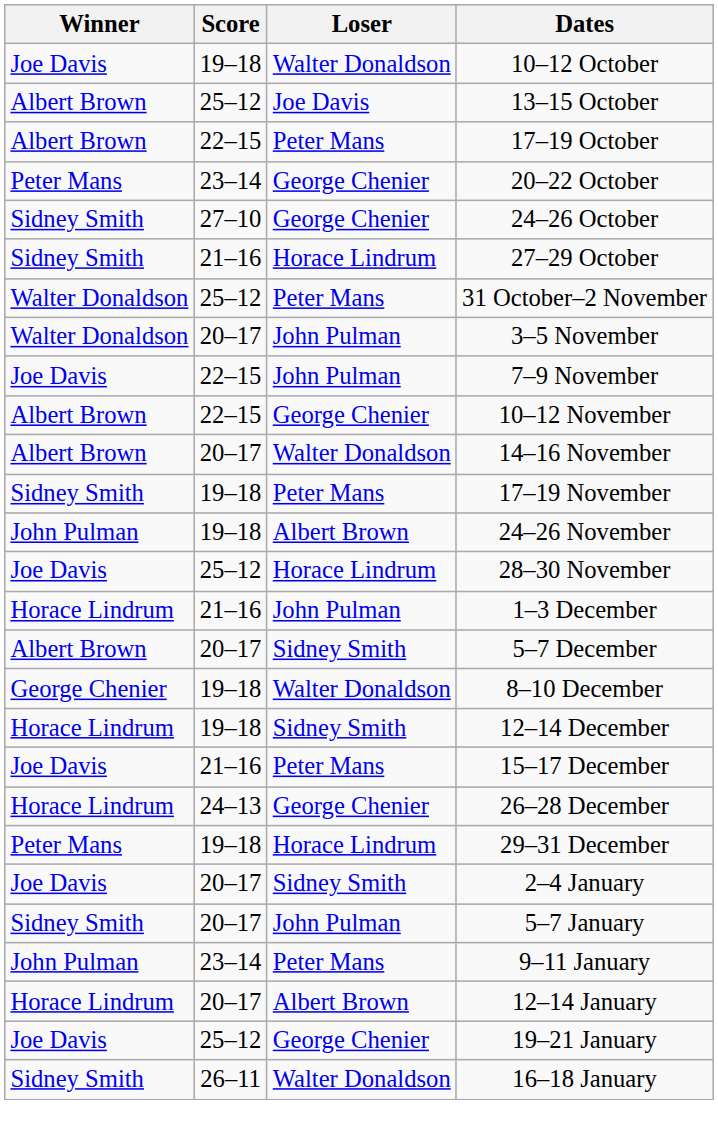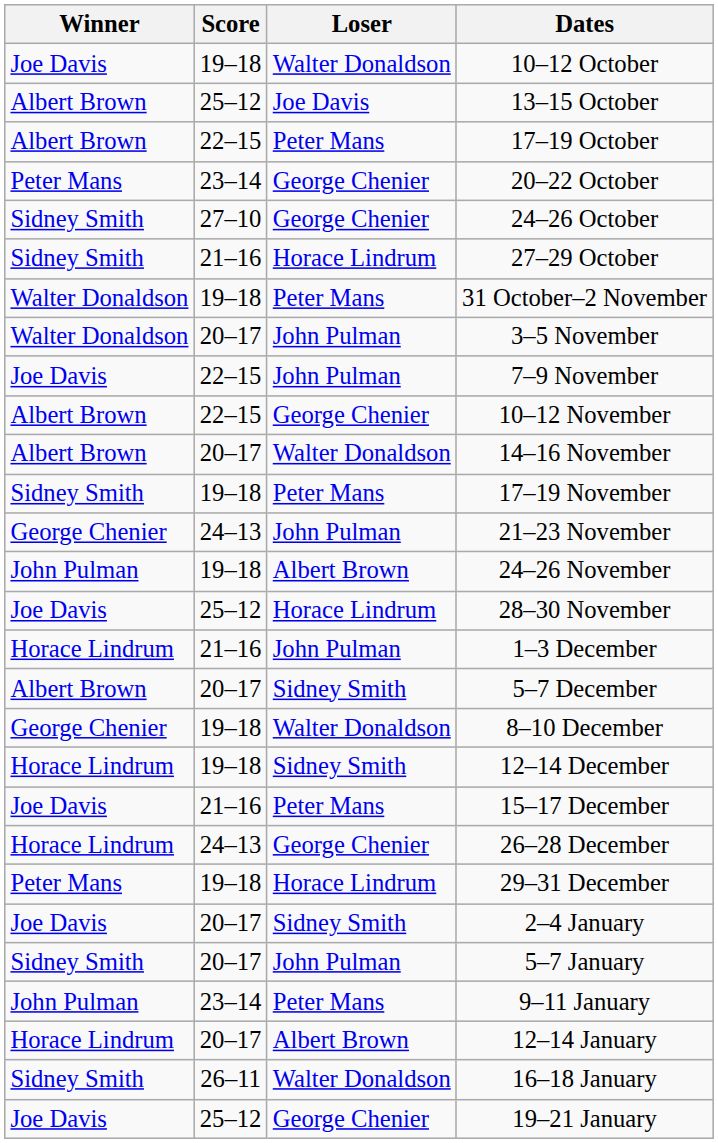(231, 297) 25–12 -> (231, 297) 19–18
+ row: (585, 532)
rows swapped: (585, 1079) <-> (585, 1040)
